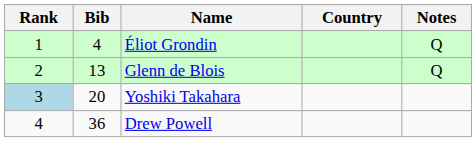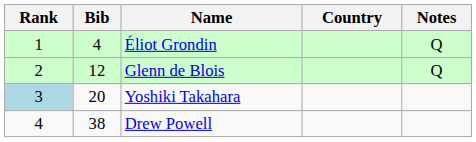(97, 70) 13 -> (97, 70) 12
(97, 123) 36 -> (97, 123) 38
